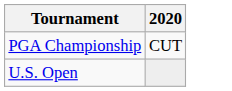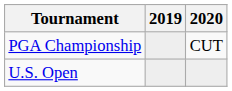+ column: (166, 18)
